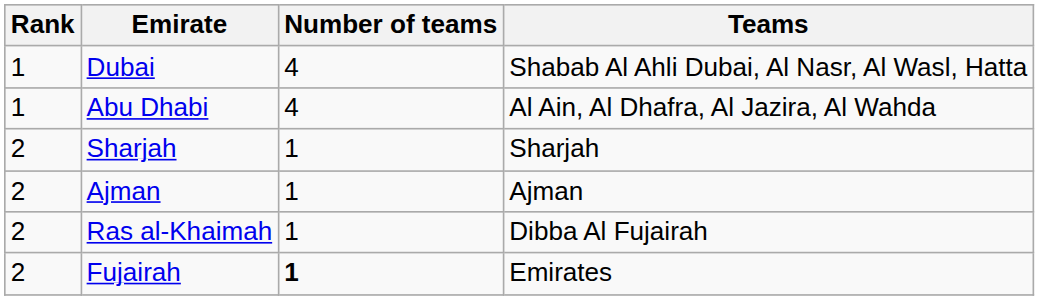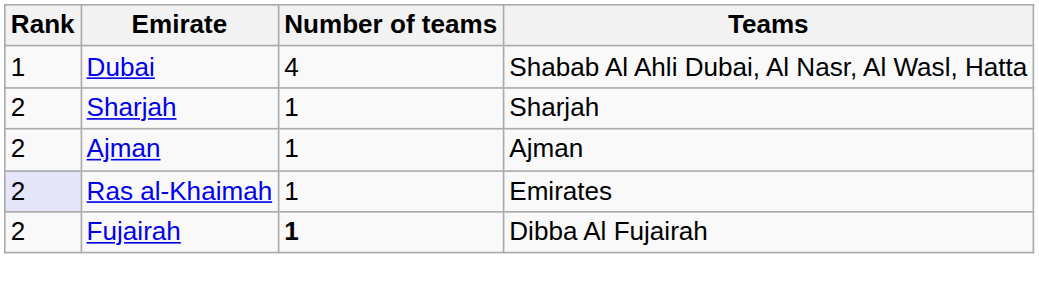- row: (148, 107)
(18, 231) no background -> (18, 190) lavender background
(609, 231) Dibba Al Fujairah -> (561, 190) Emirates
(561, 273) Emirates -> (609, 231) Dibba Al Fujairah
